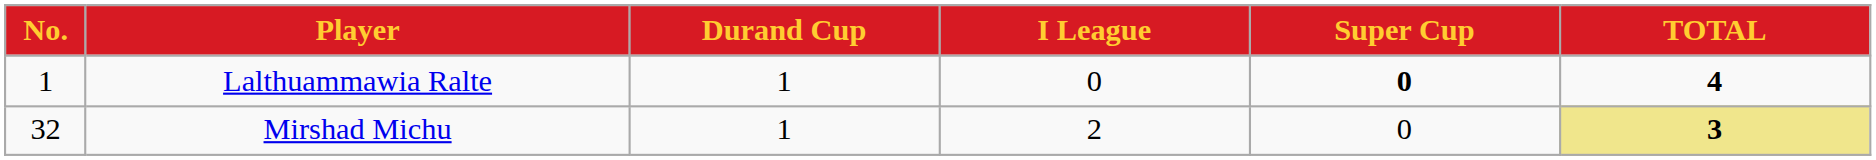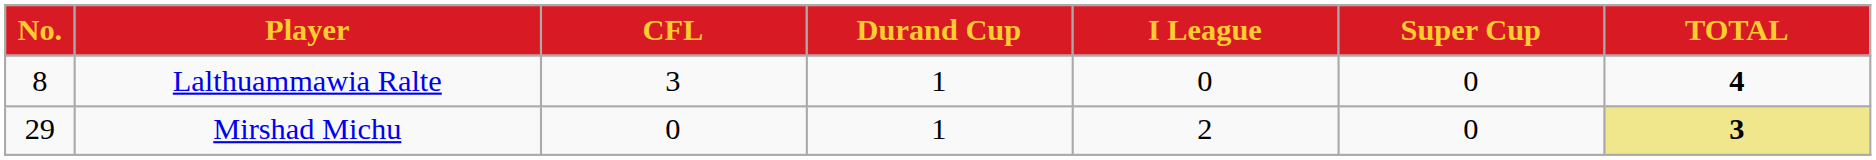+ column: (673, 29)
(46, 80) 1 -> (40, 80) 8
(1404, 80) bold -> (1471, 80) normal
(46, 130) 32 -> (40, 130) 29
